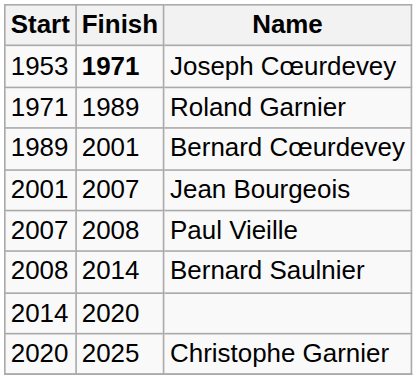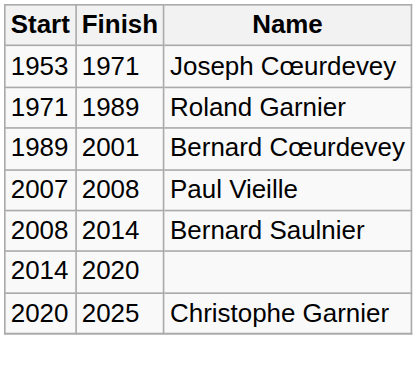(111, 66) bold -> (111, 66) normal
- row: (40, 189)
